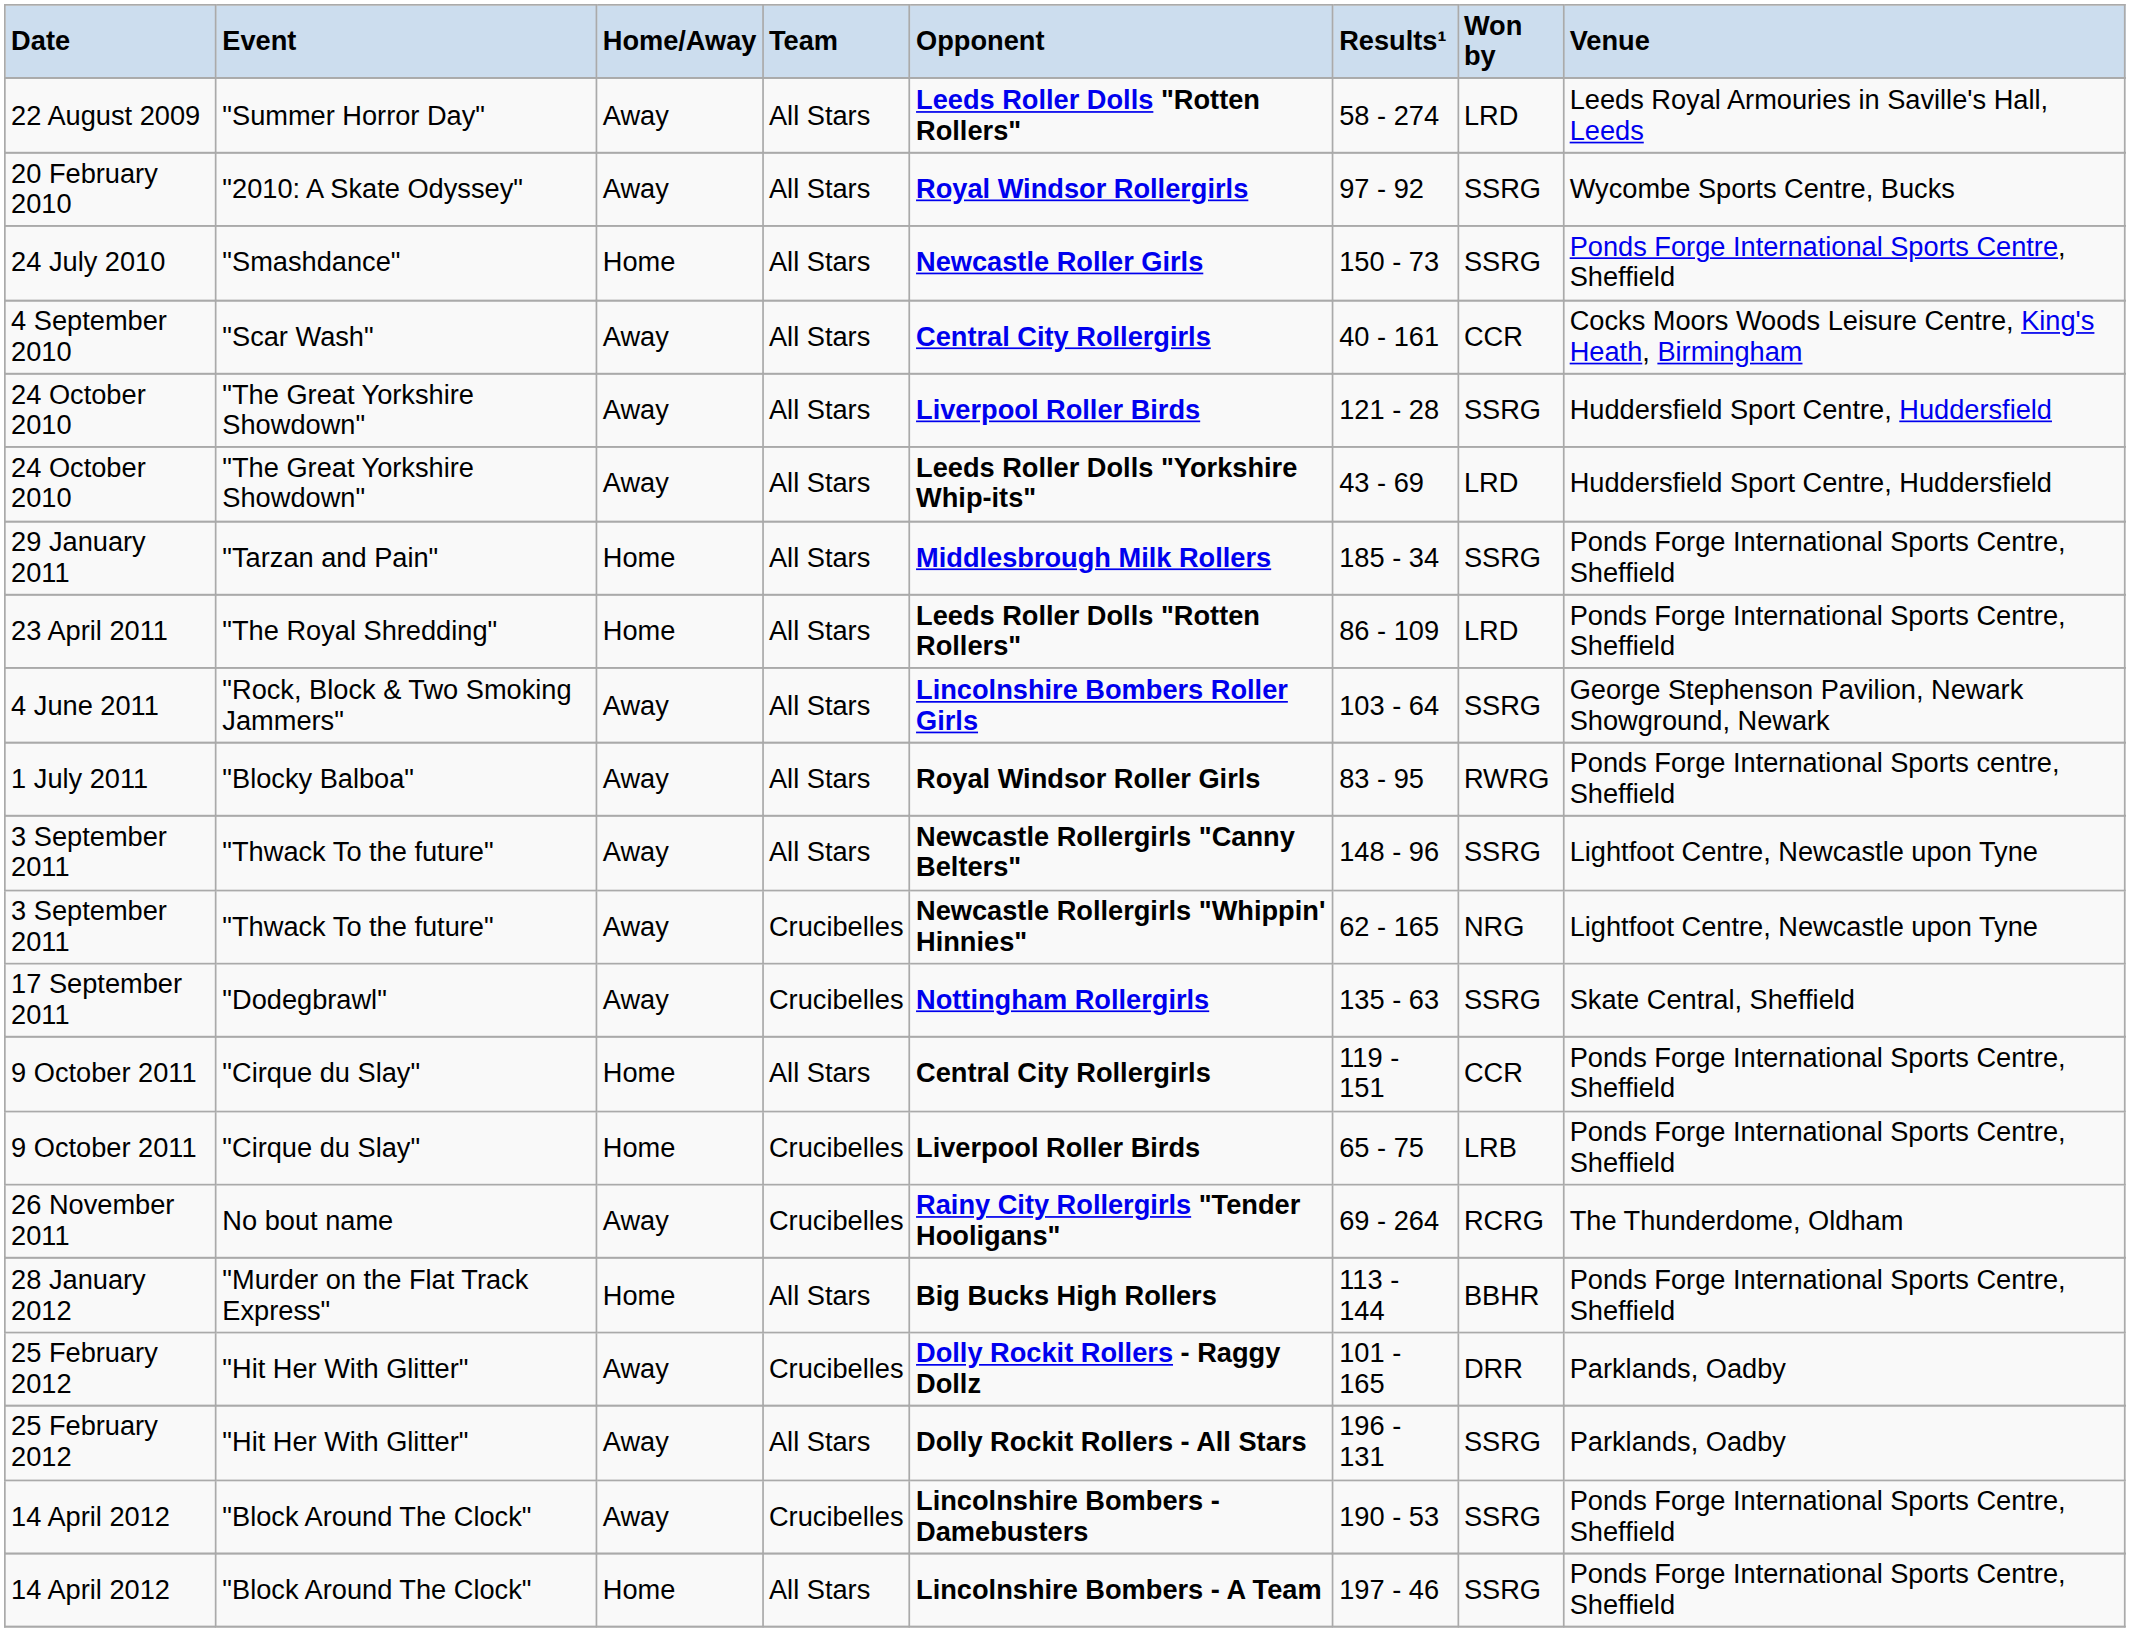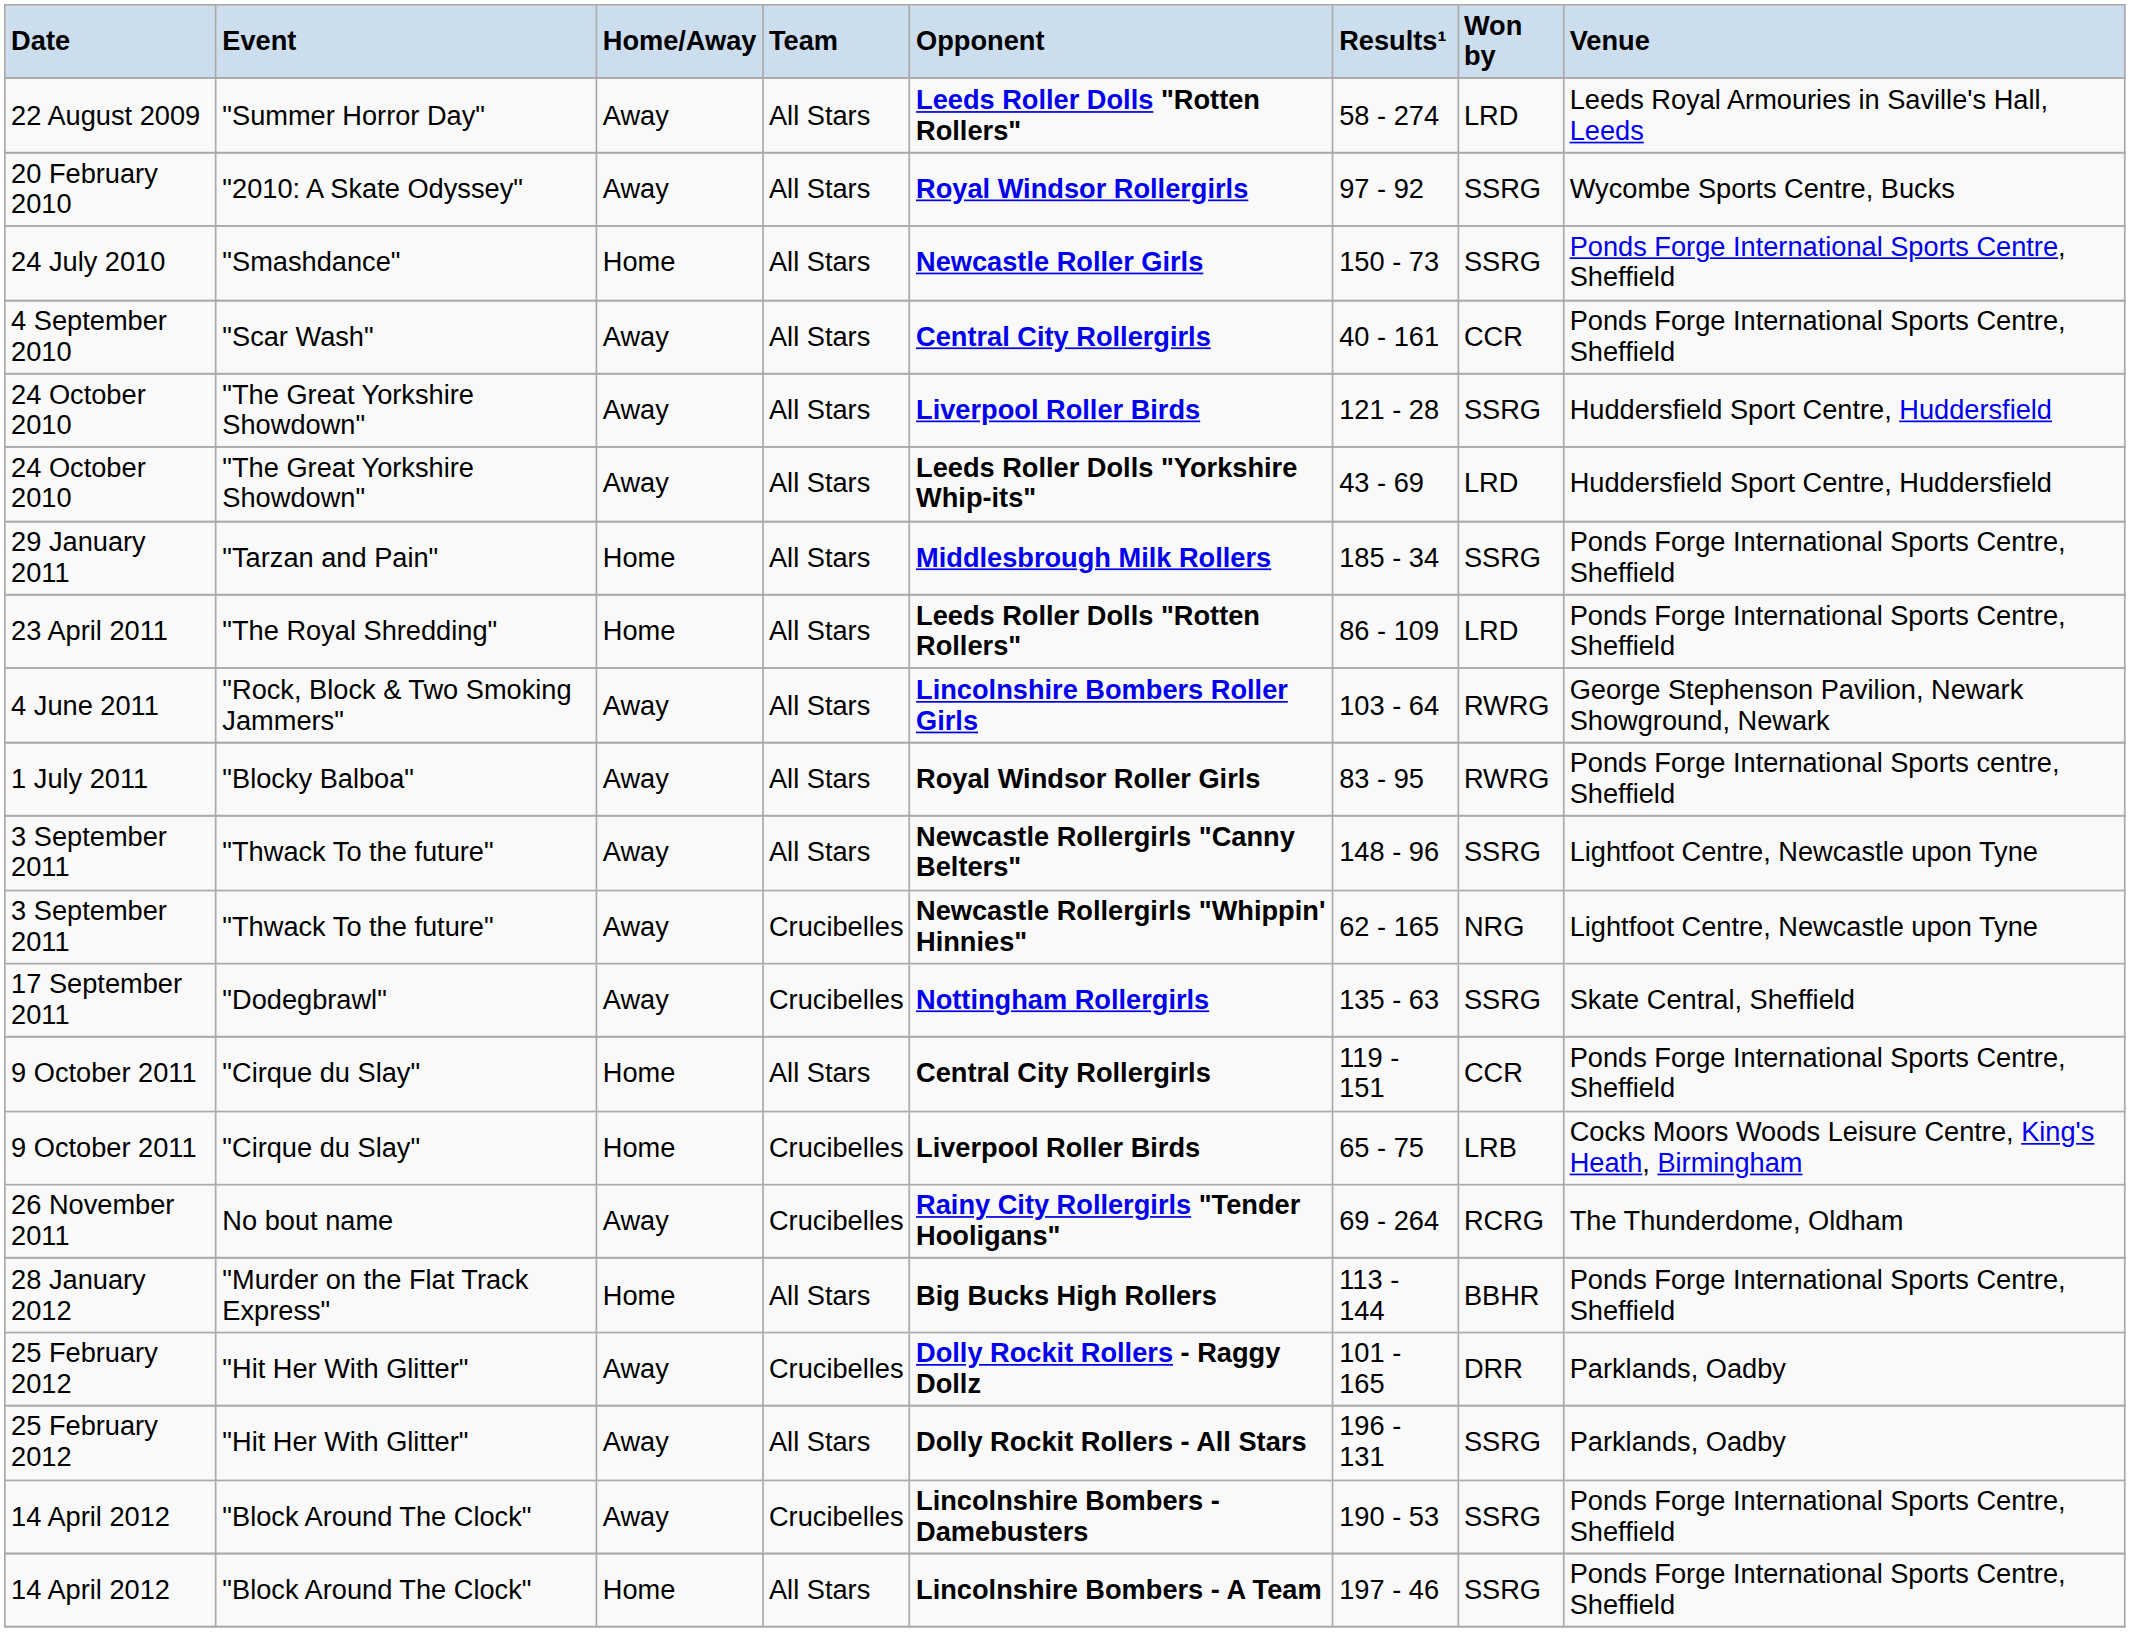(1832, 336) Cocks Moors Woods Leisure Centre, King's Heath, Birmingham -> (1818, 336) Ponds Forge International Sports Centre, Sheffield
(1502, 705) SSRG -> (1507, 705) RWRG
(1818, 1147) Ponds Forge International Sports Centre, Sheffield -> (1832, 1147) Cocks Moors Woods Leisure Centre, King's Heath, Birmingham
